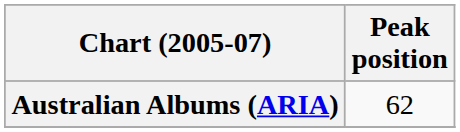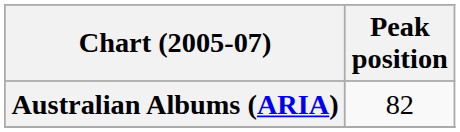(400, 103) 62 -> (400, 103) 82
